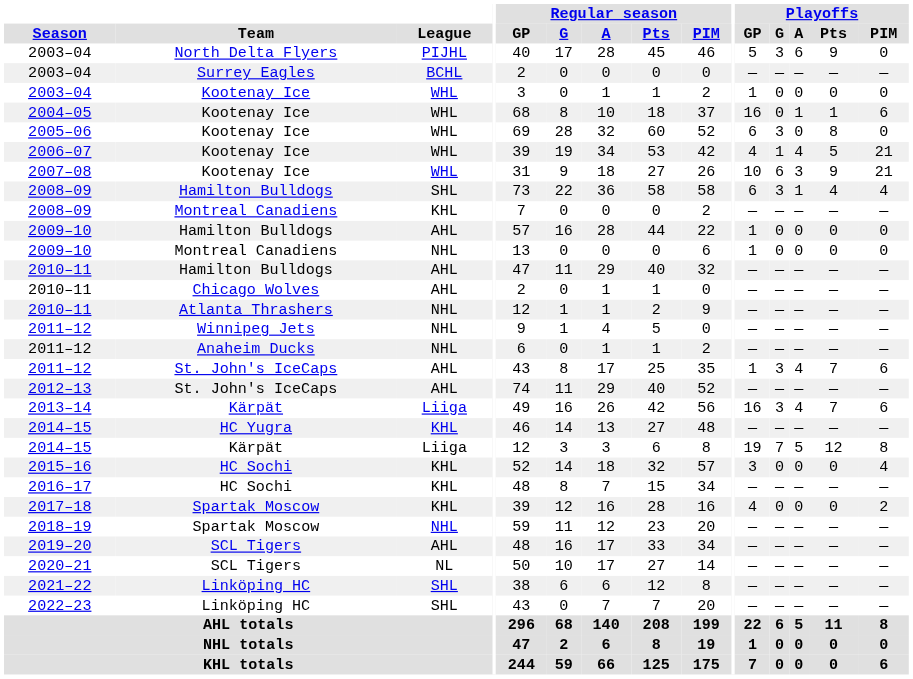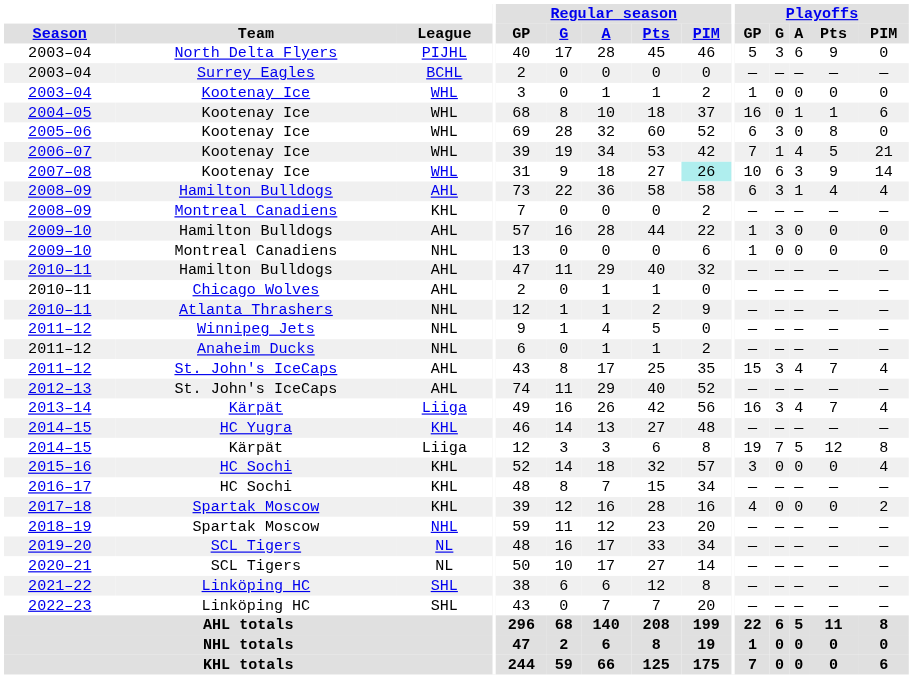(753, 152) 4 -> (753, 152) 7
(706, 172) no background -> (706, 172) paleturquoise background
(884, 172) 21 -> (884, 172) 14
(444, 191) SHL -> (444, 191) AHL
(780, 231) 0 -> (780, 231) 3
(753, 369) 1 -> (753, 369) 15
(884, 369) 6 -> (884, 369) 4
(884, 408) 6 -> (884, 408) 4
(444, 546) AHL -> (444, 546) NL
